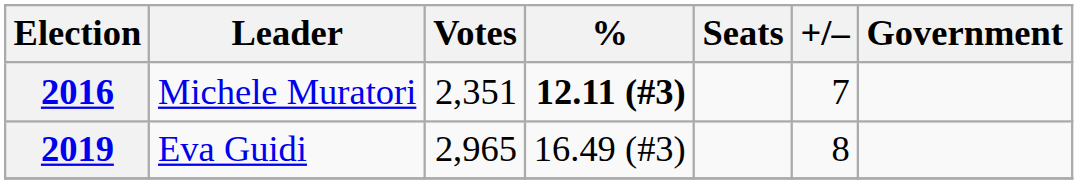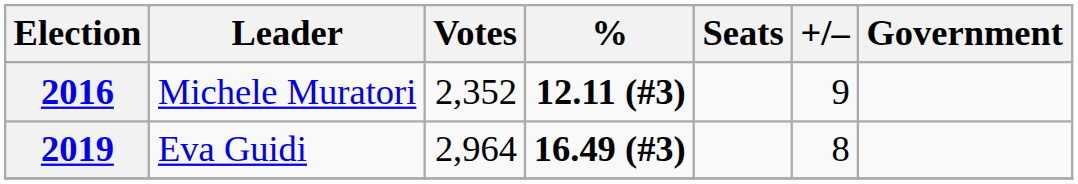(476, 91) 2,351 -> (476, 91) 2,352
(841, 91) 7 -> (841, 91) 9
(476, 149) 2,965 -> (476, 149) 2,964
(610, 149) normal -> (610, 149) bold
